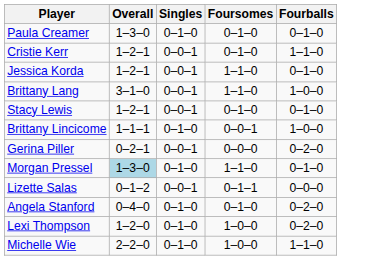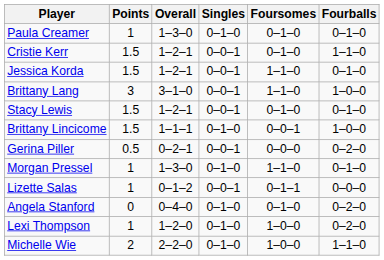+ column: (131, 14)
(133, 168) lightblue background -> (176, 168) no background
